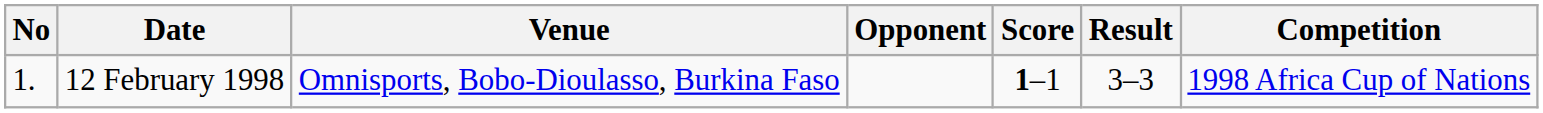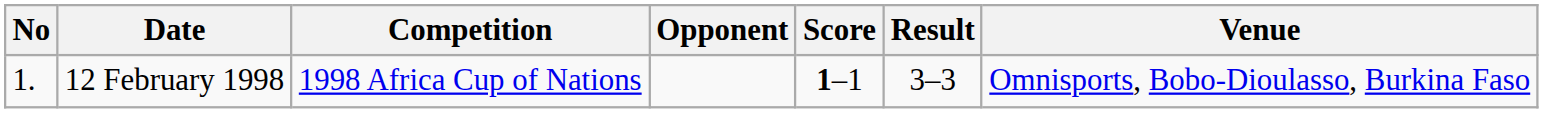columns swapped: (569, 29) <-> (1359, 29)
